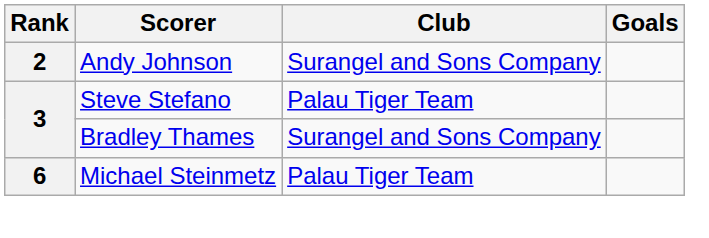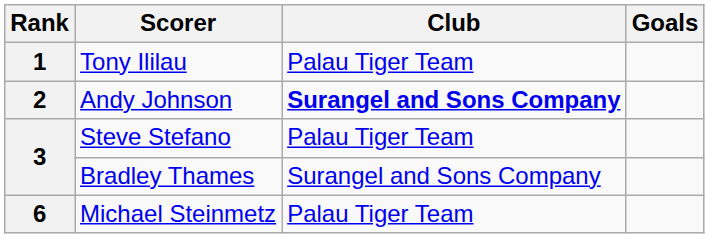+ row: (133, 61)
(444, 61) normal -> (454, 99) bold
